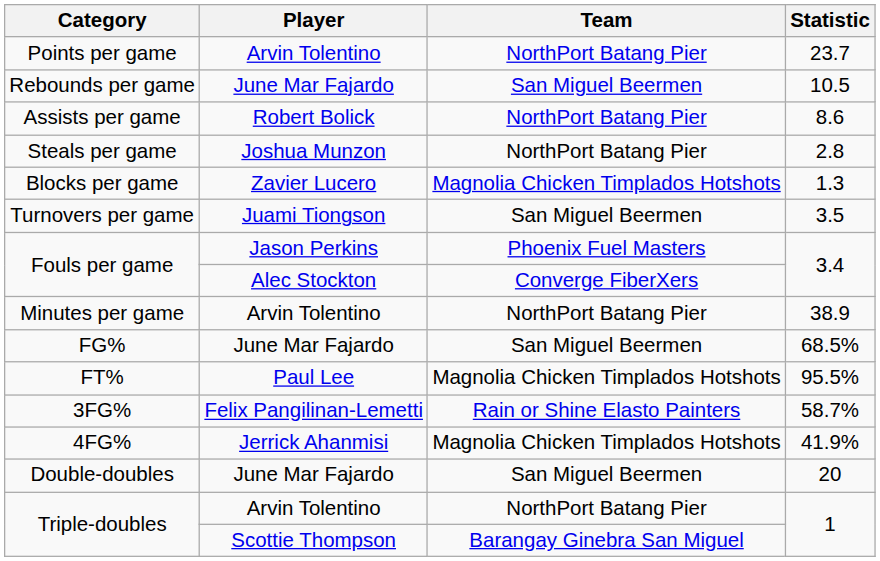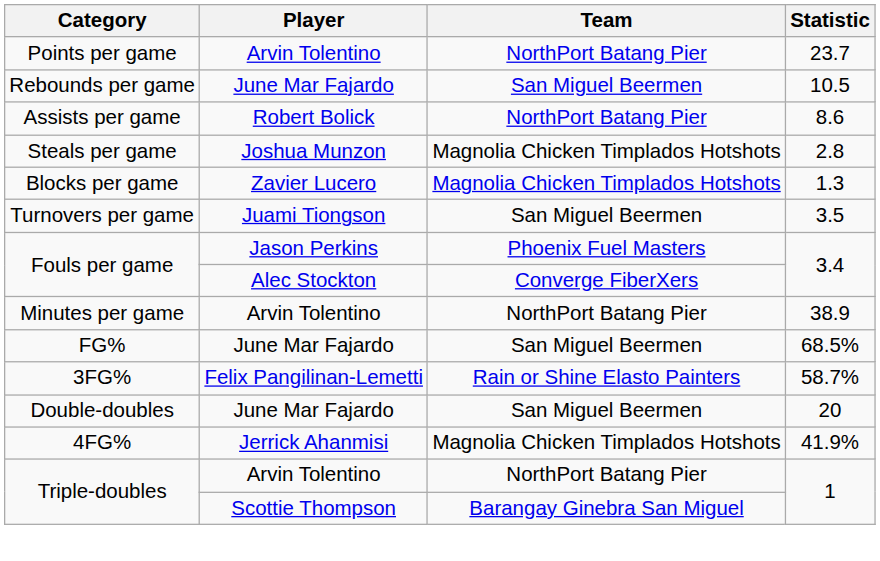(607, 150) NorthPort Batang Pier -> (607, 150) Magnolia Chicken Timplados Hotshots
- row: (102, 378)
rows swapped: (102, 442) <-> (102, 475)
